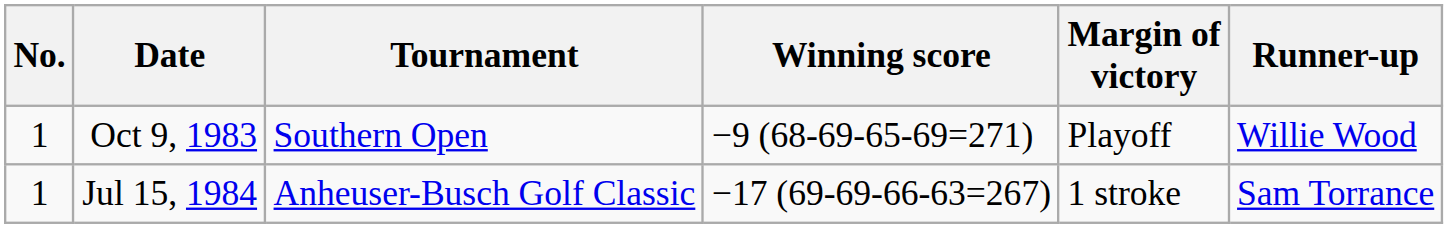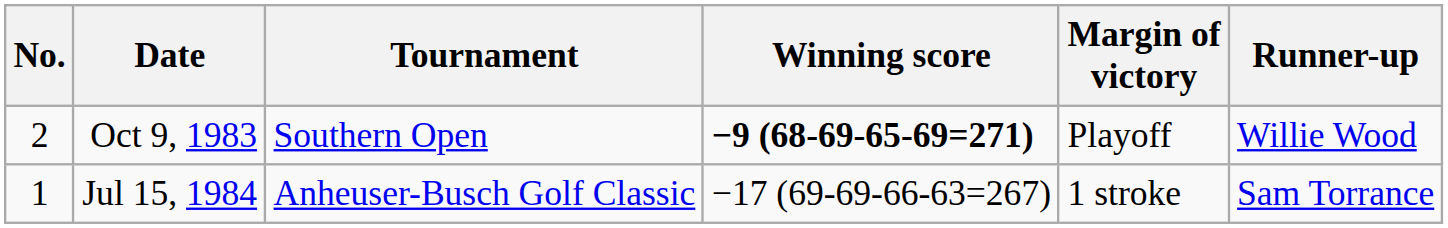(40, 134) 1 -> (40, 134) 2
(873, 134) normal -> (873, 134) bold
